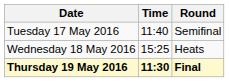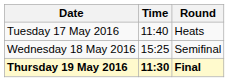(198, 31) Semifinal -> (189, 31) Heats
(189, 49) Heats -> (198, 49) Semifinal
